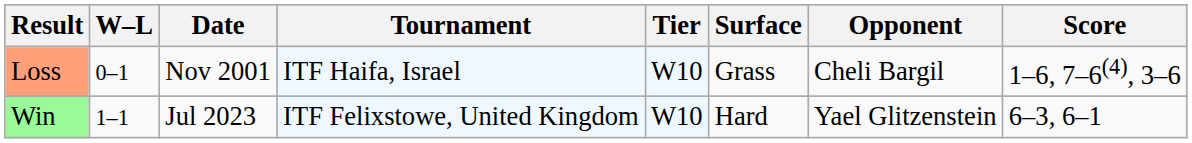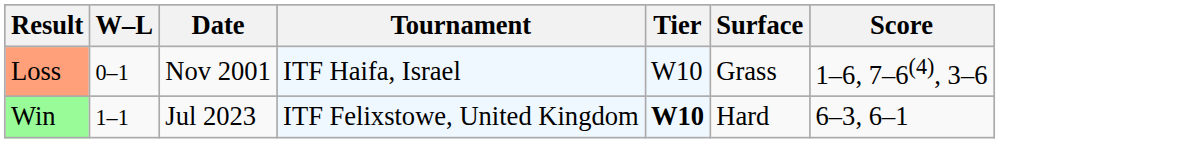- column: (905, 25)
(677, 116) normal -> (677, 116) bold
